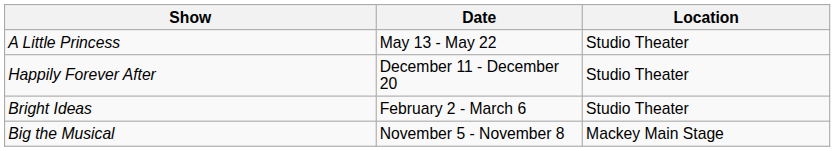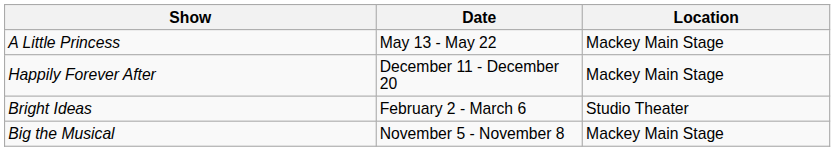(637, 42) Studio Theater -> (655, 42) Mackey Main Stage
(637, 76) Studio Theater -> (655, 76) Mackey Main Stage
